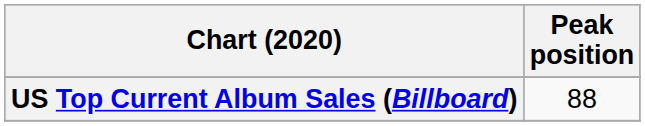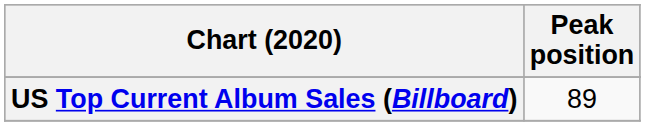(582, 98) 88 -> (582, 98) 89
